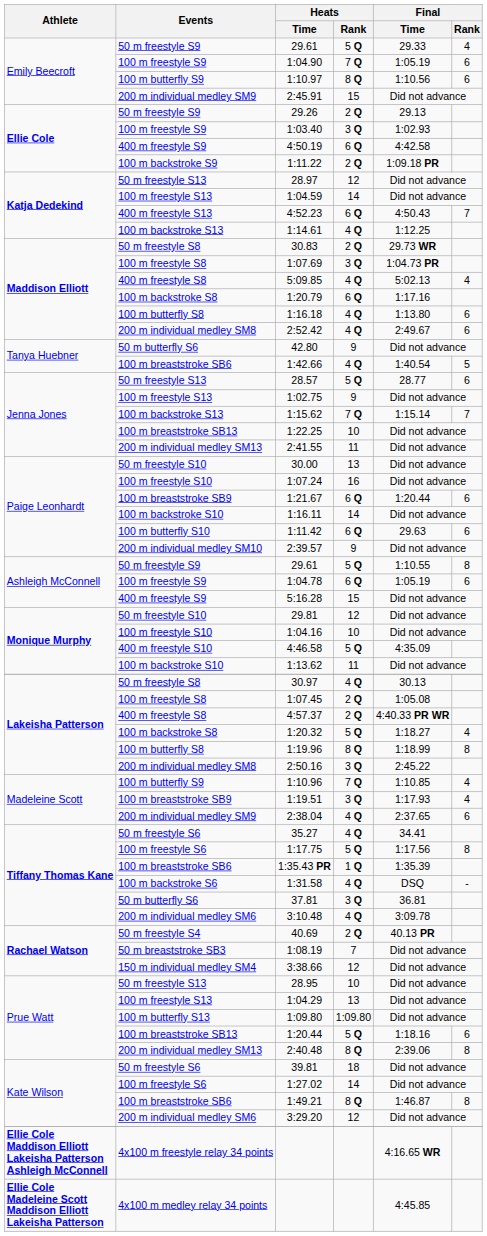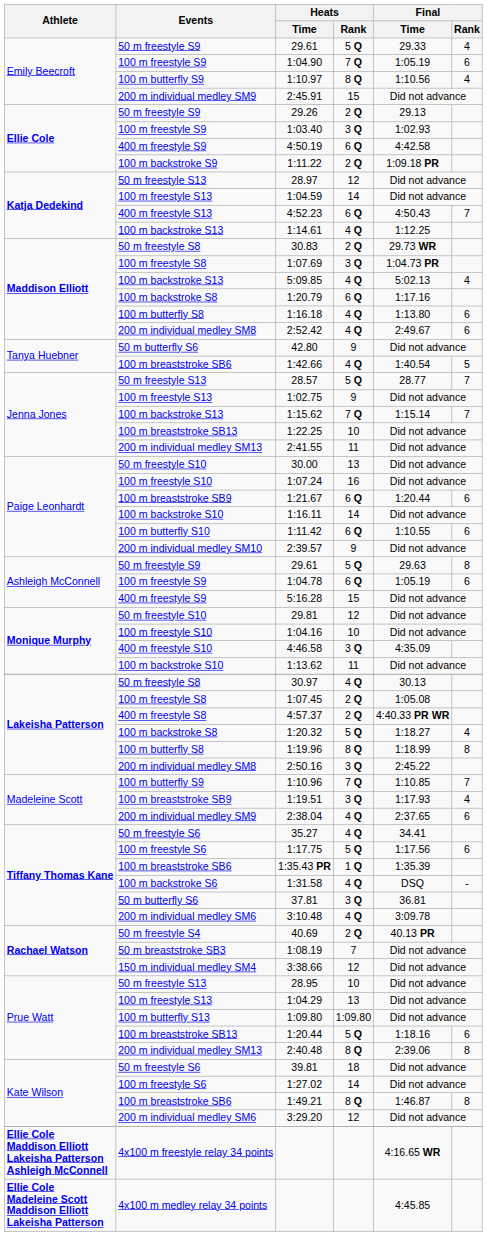(467, 79) 6 -> (467, 79) 4
(162, 280) 400 m freestyle S8 -> (171, 280) 100 m backstroke S13
(467, 381) 6 -> (467, 381) 7
(413, 532) 29.63 -> (413, 532) 1:10.55
(413, 565) 1:10.55 -> (413, 565) 29.63
(353, 649) 5 Q -> (353, 649) 3 Q
(467, 783) 4 -> (467, 783) 7
(467, 850) 8 -> (467, 850) 6
